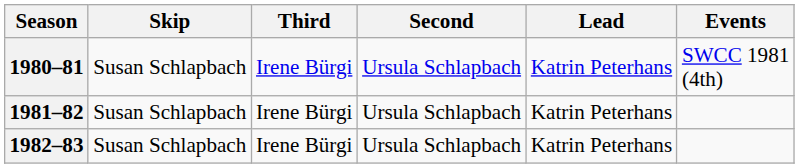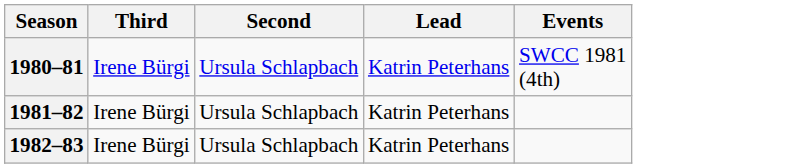- column: (170, 21)
